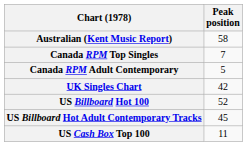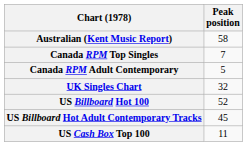(223, 86) 42 -> (223, 86) 32
